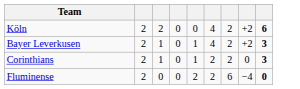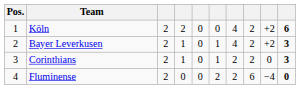+ column: (15, 12)
